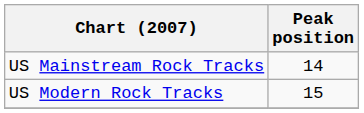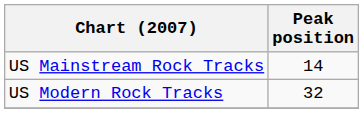(313, 94) 15 -> (313, 94) 32
